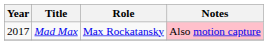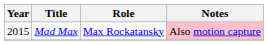(18, 31) 2017 -> (18, 31) 2015
